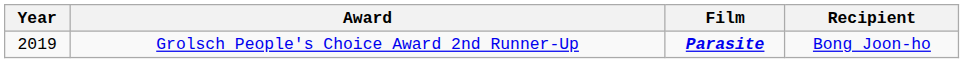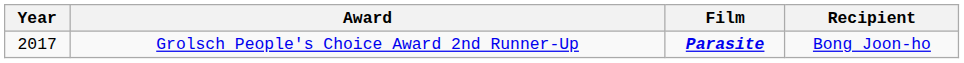(37, 45) 2019 -> (37, 45) 2017
